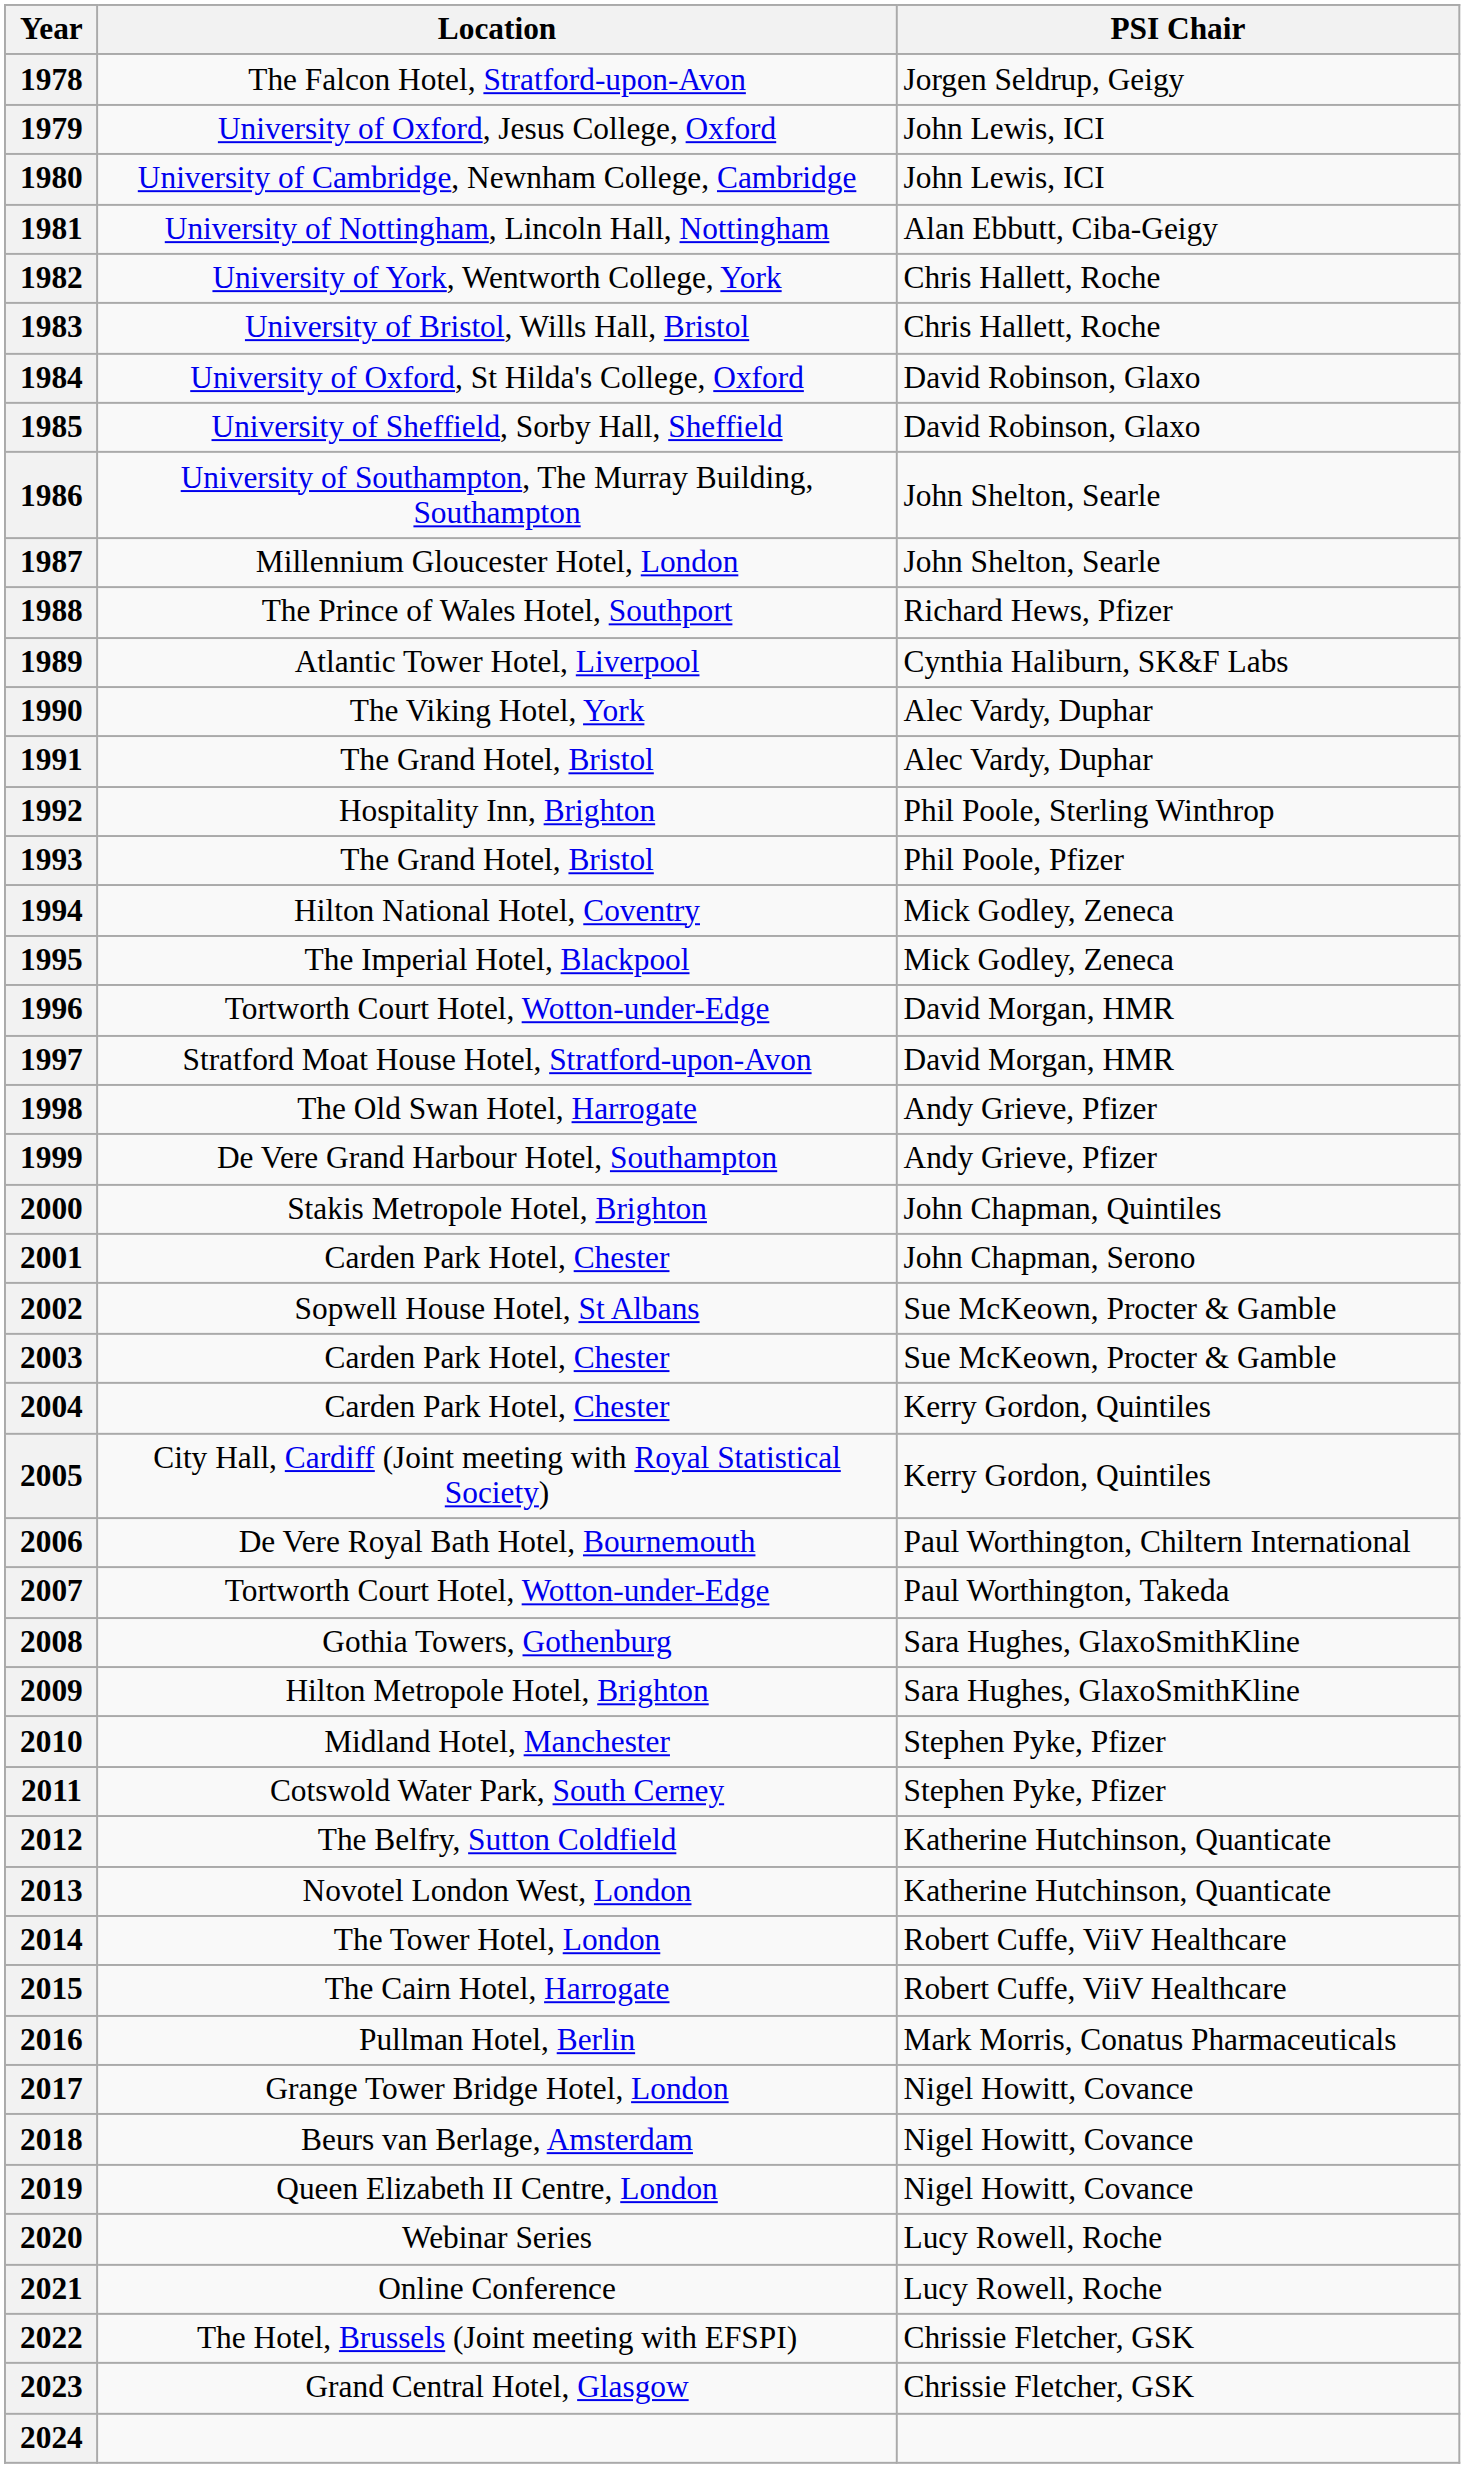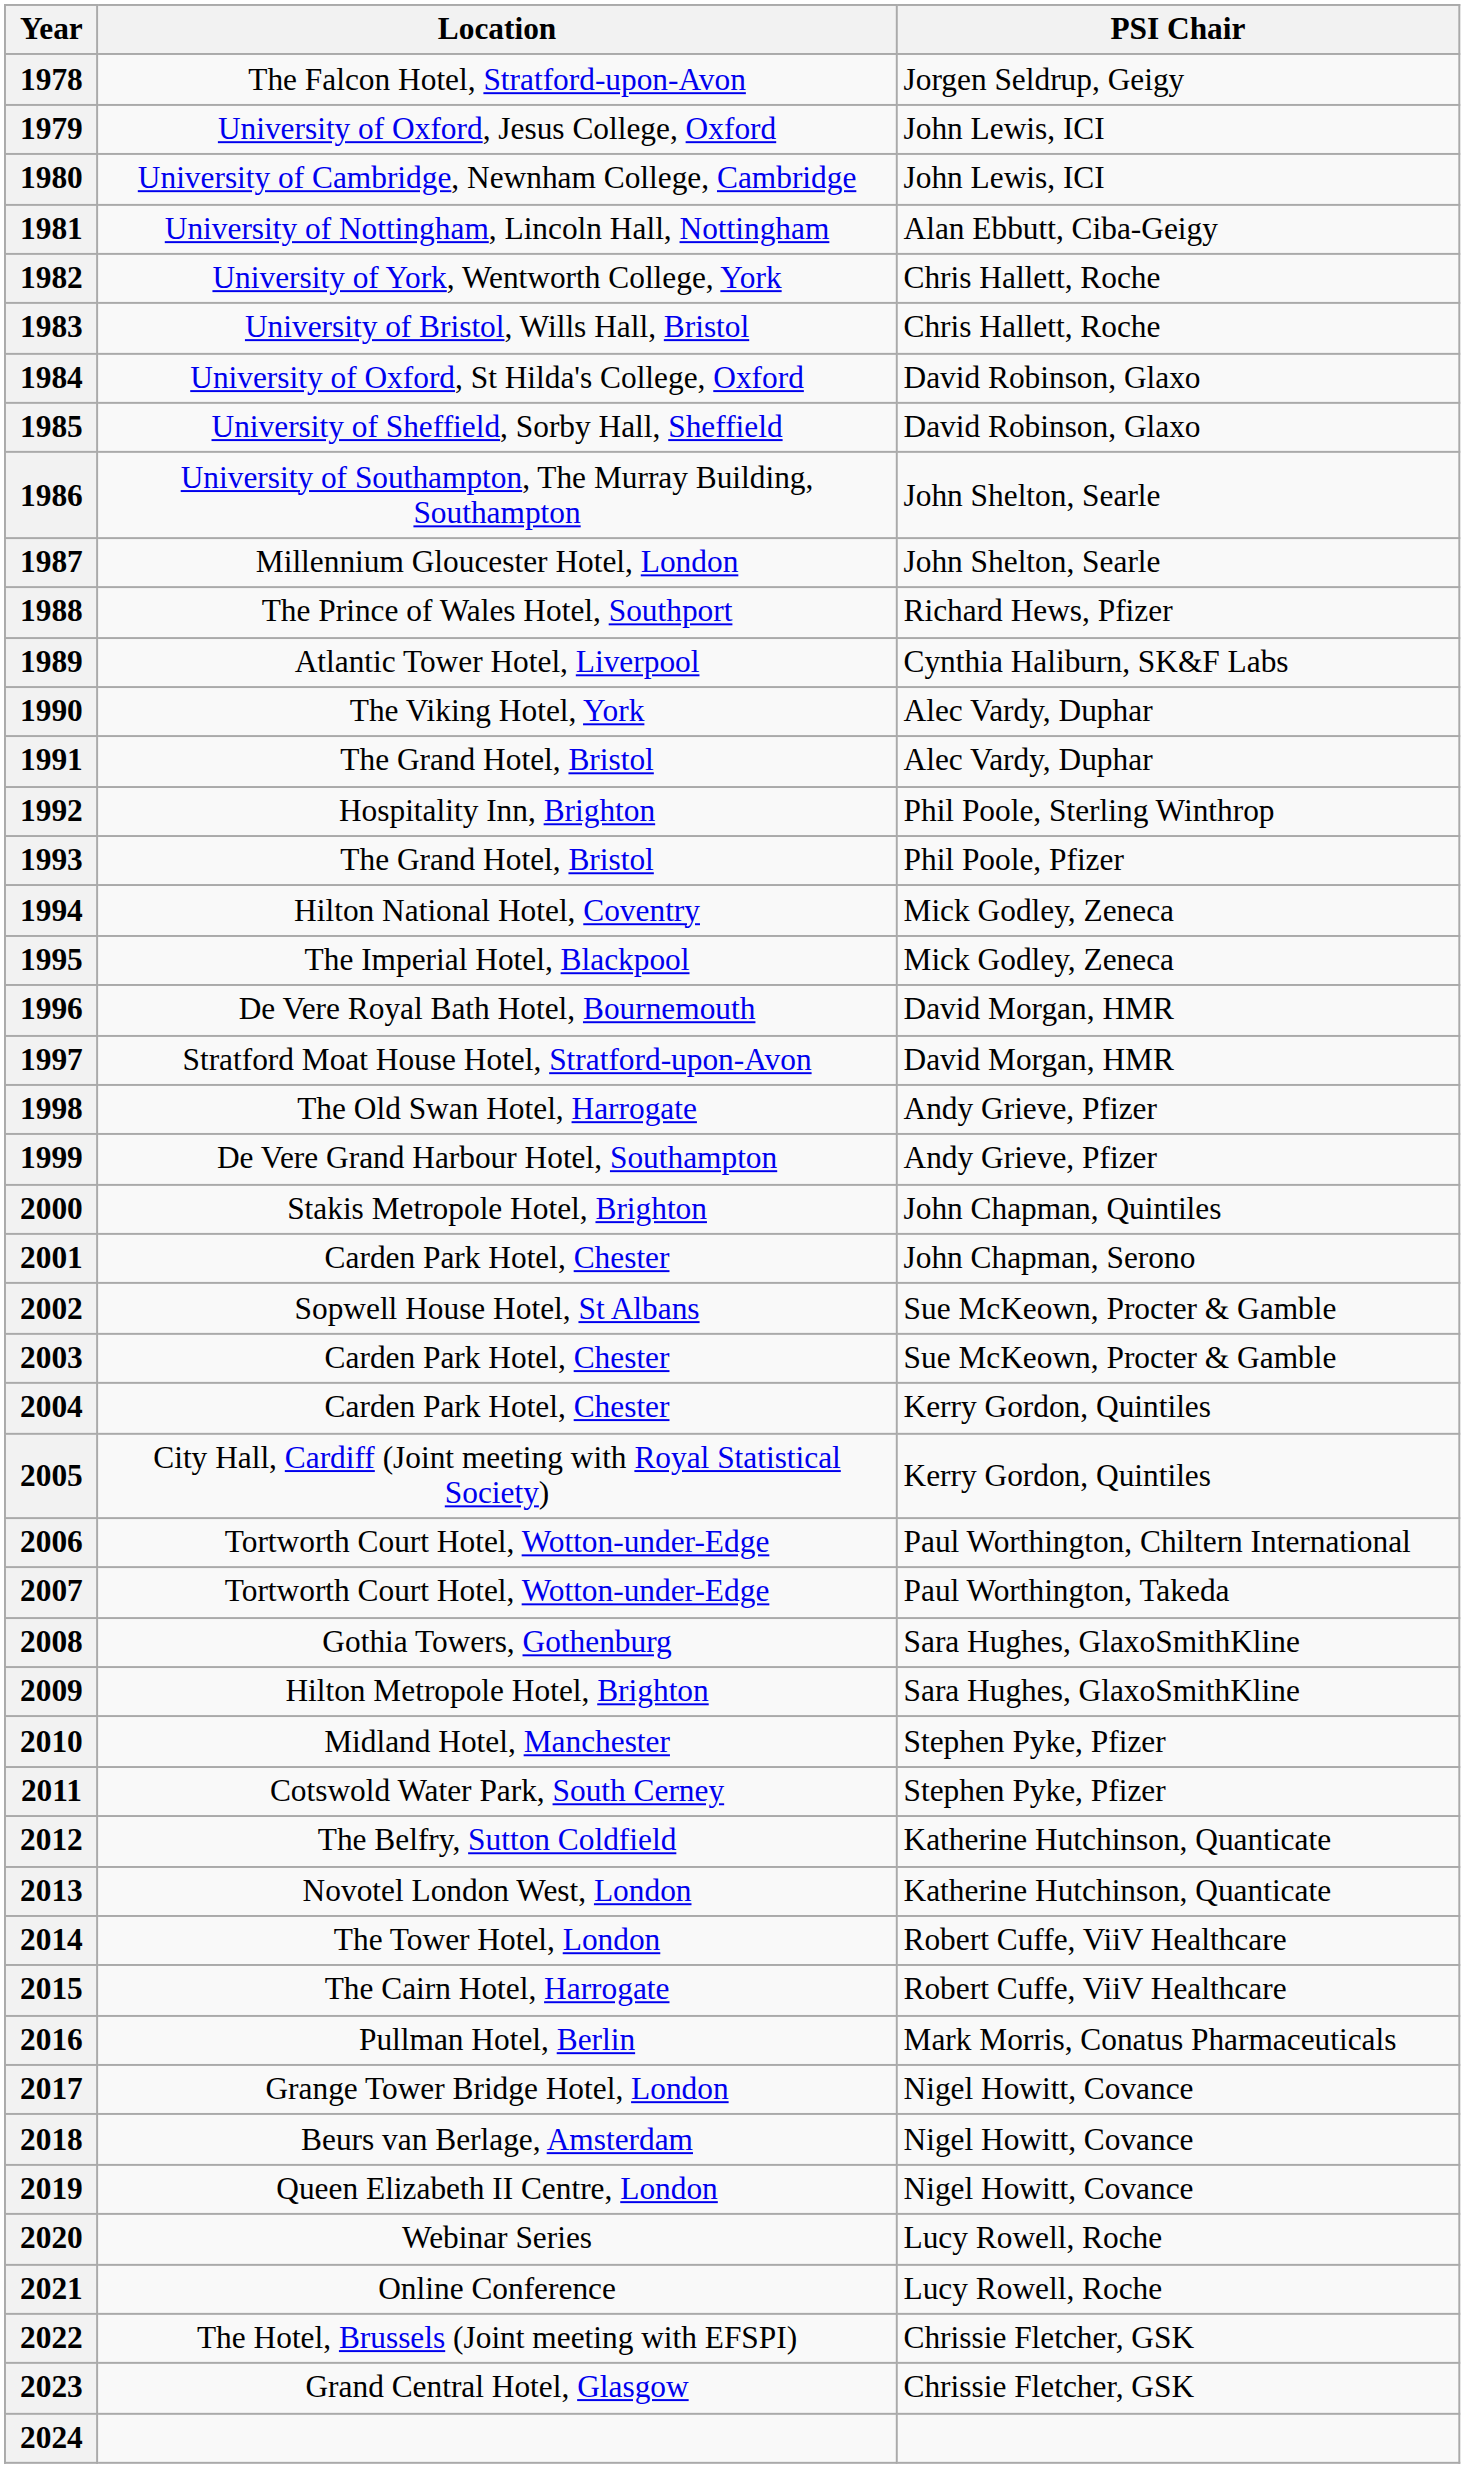(497, 1009) Tortworth Court Hotel, Wotton-under-Edge -> (497, 1009) De Vere Royal Bath Hotel, Bournemouth
(497, 1542) De Vere Royal Bath Hotel, Bournemouth -> (497, 1542) Tortworth Court Hotel, Wotton-under-Edge
